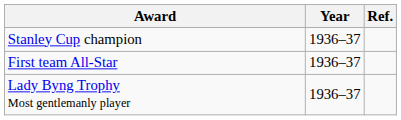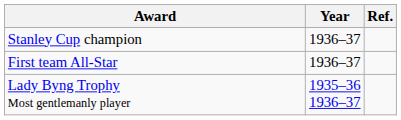(335, 94) 1936–37 -> (335, 94) 1935–36 1936–37
